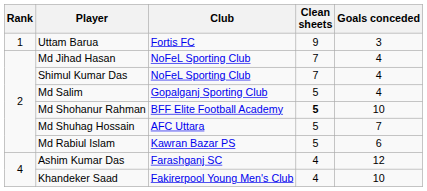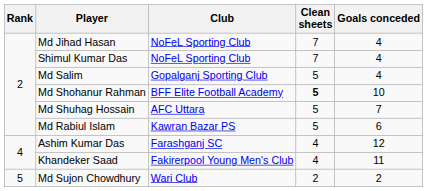- row: (68, 42)
(379, 178) 10 -> (379, 161) 11
+ row: (89, 178)
